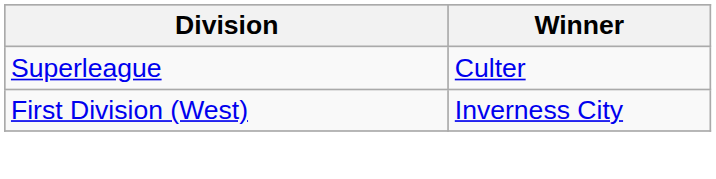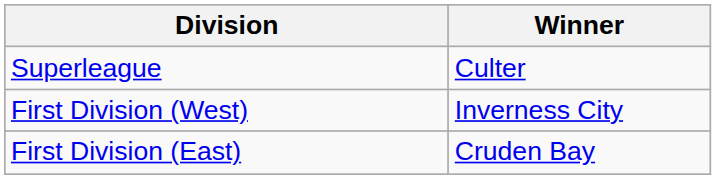+ row: (126, 151)
